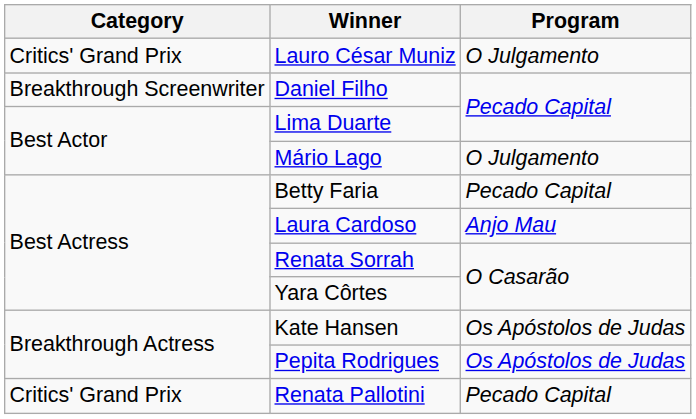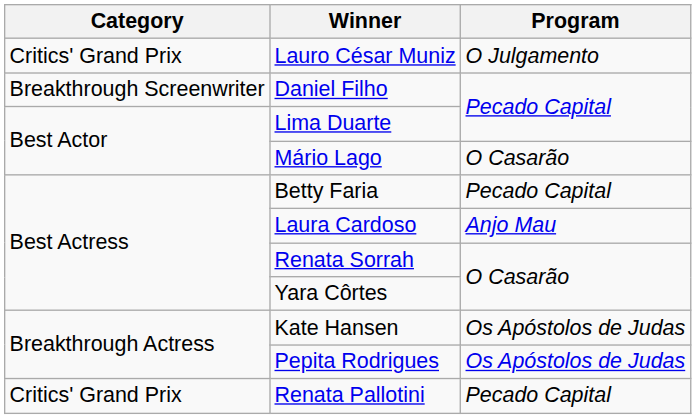(532, 157) O Julgamento -> (517, 157) O Casarão
